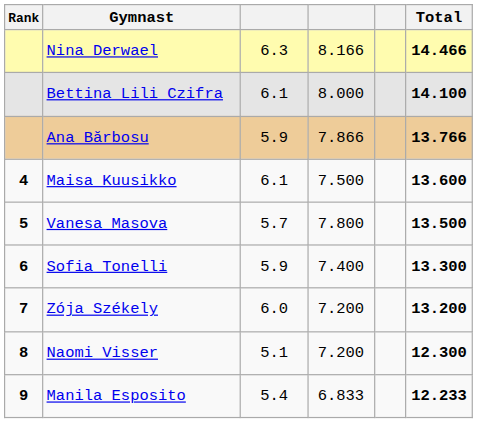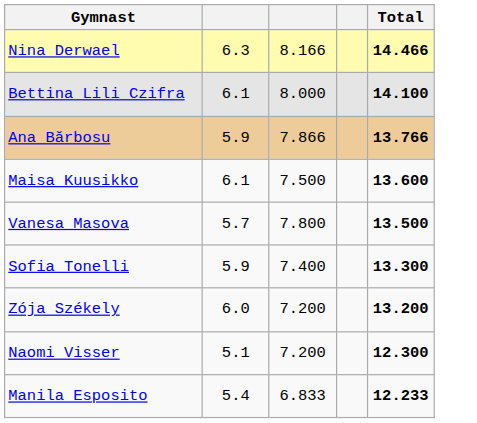- column: (24, 18)
